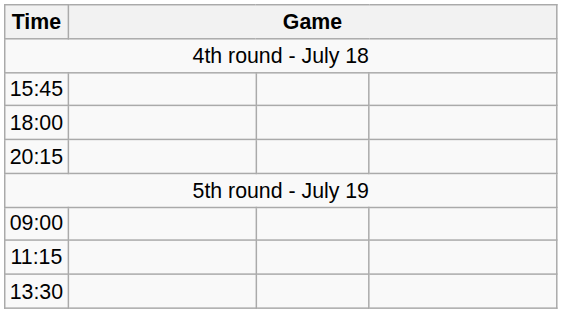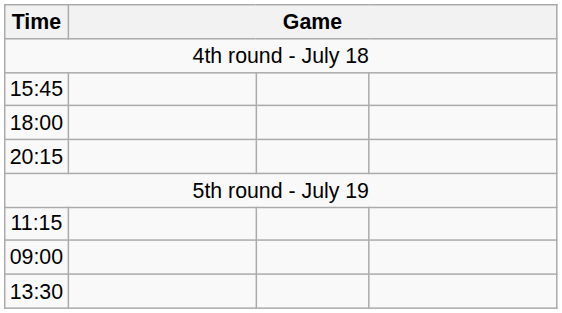rows swapped: (36, 224) <-> (36, 258)
